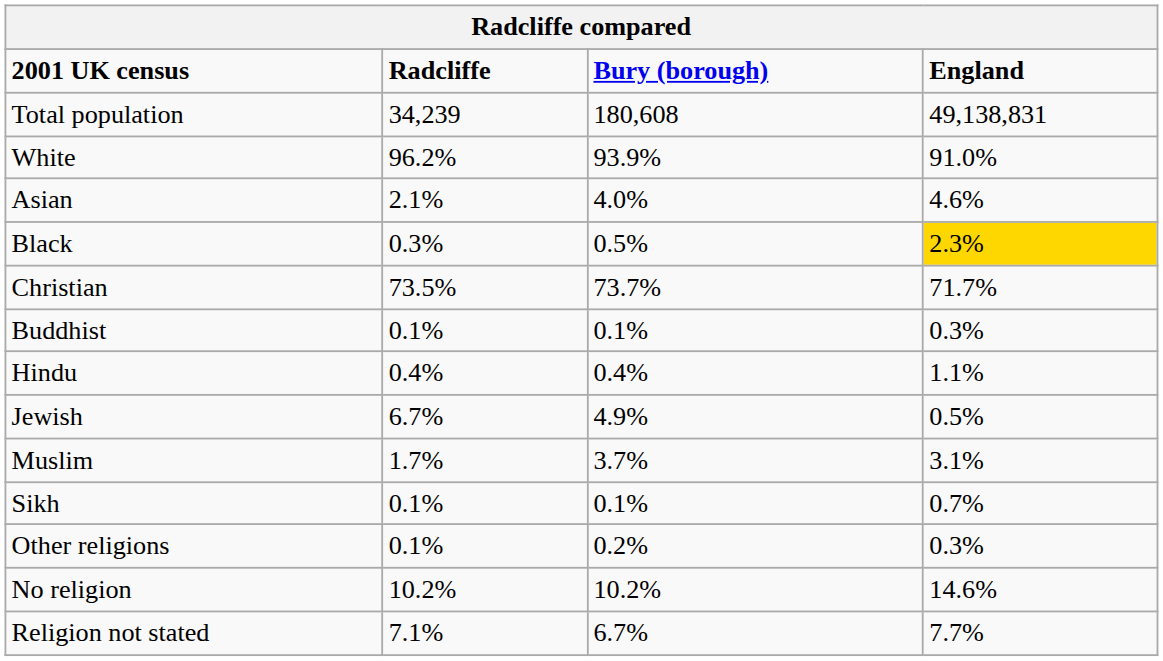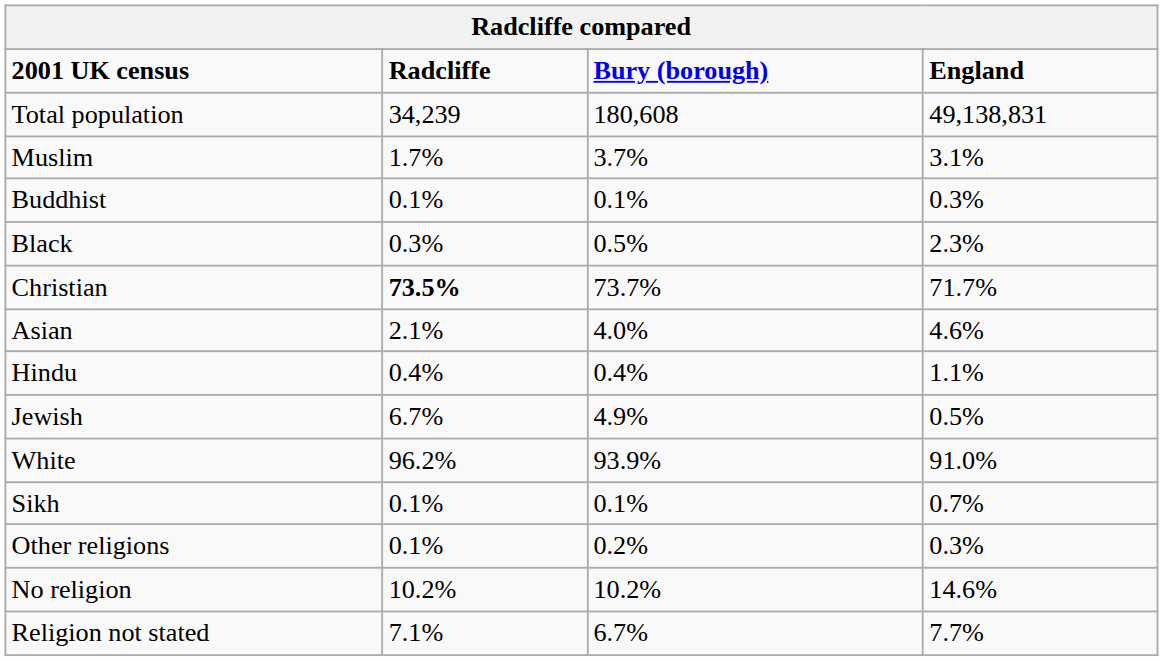rows swapped: (44, 156) <-> (52, 459)
rows swapped: (42, 200) <-> (59, 329)
(957, 243) gold background -> (957, 243) no background
(423, 286) normal -> (425, 286) bold
